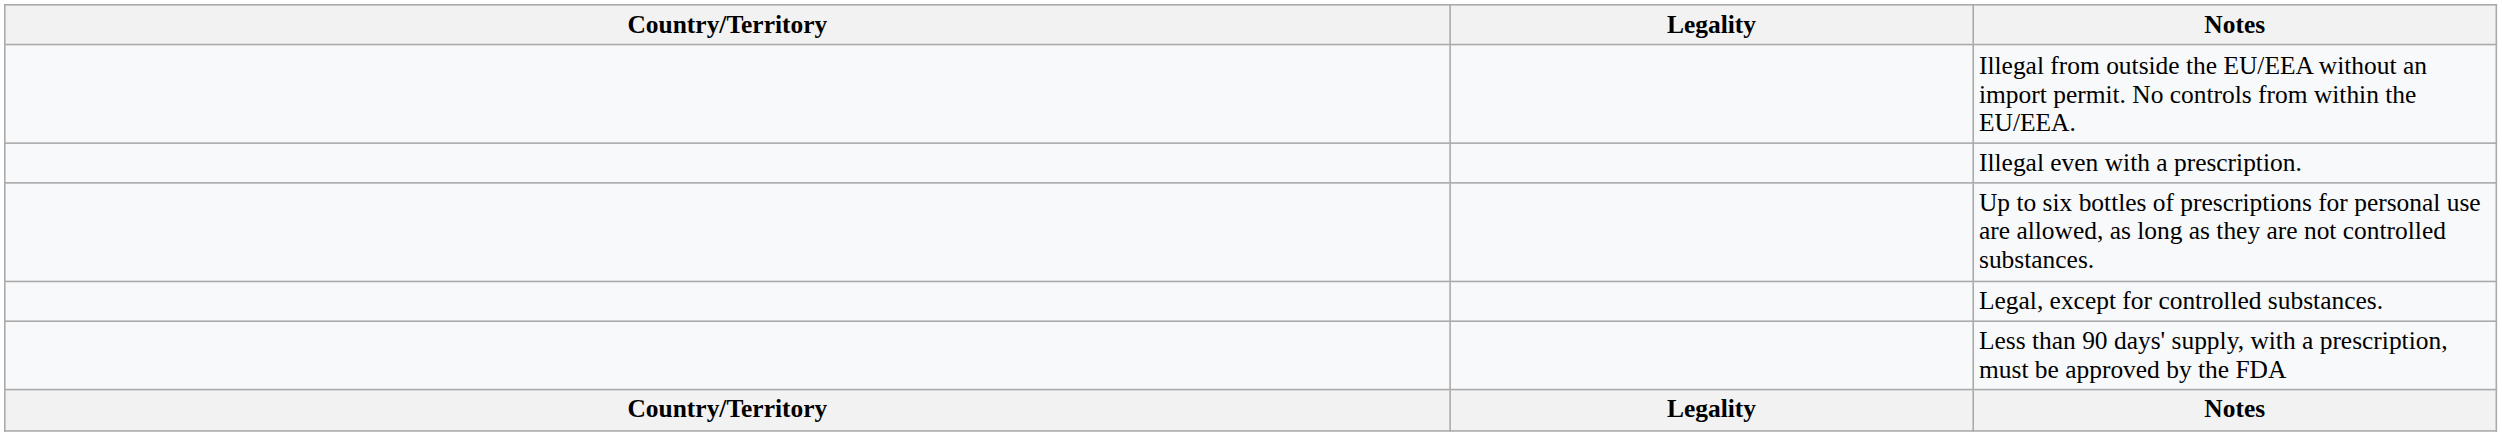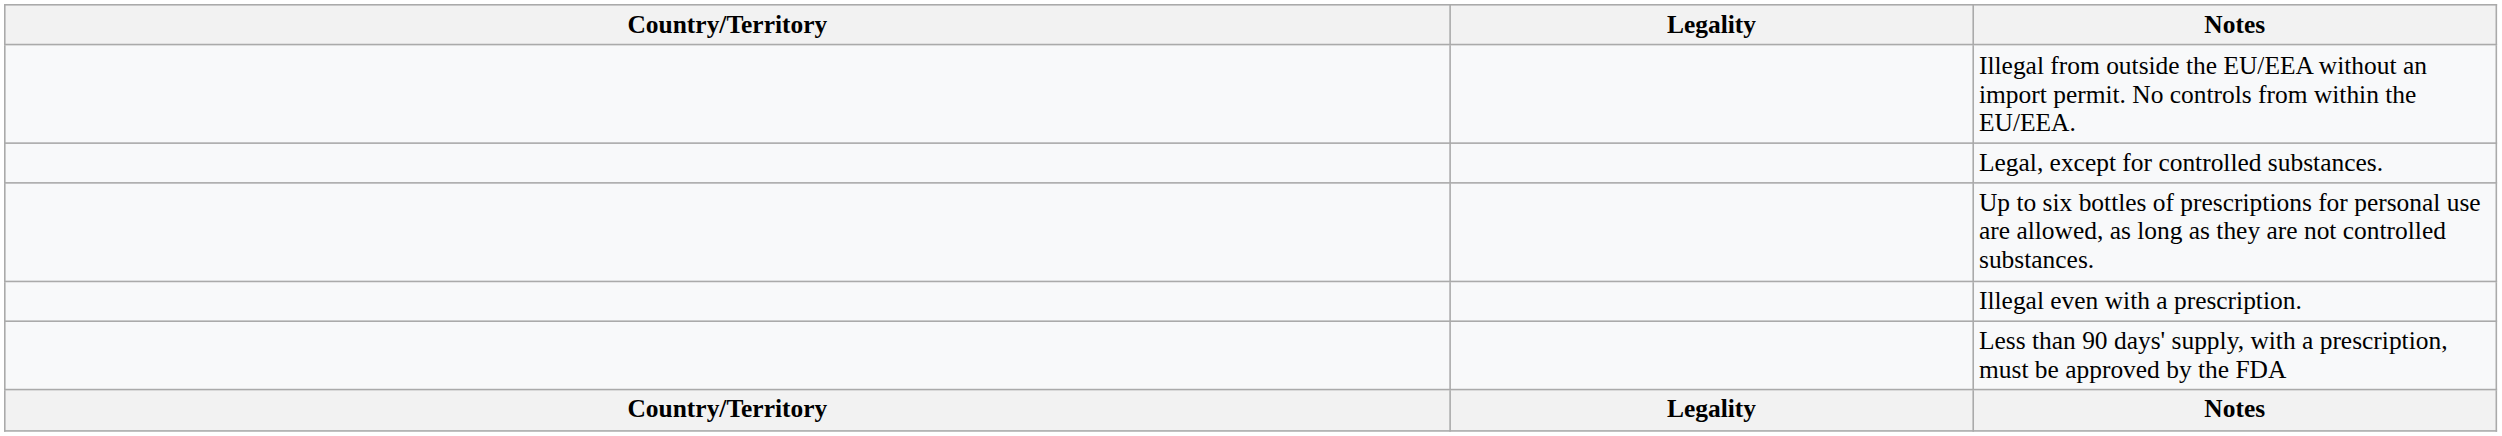rows swapped: (2140, 162) <-> (2181, 300)
